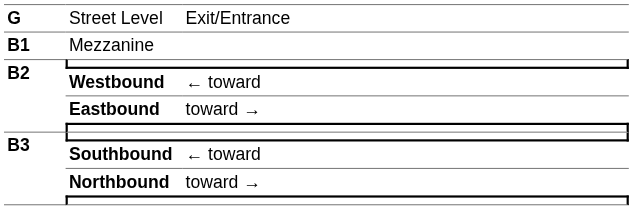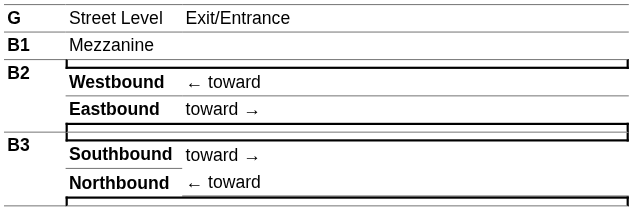(223, 154) ← toward -> (223, 155) toward →
(223, 182) toward → -> (223, 182) ← toward
